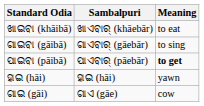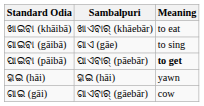(112, 45) ଗାଏବାର୍ (gāebār) -> (97, 45) ଗାଏ (gāe)
(97, 93) ଗାଏ (gāe) -> (112, 93) ଗାଏବାର୍ (gāebār)
